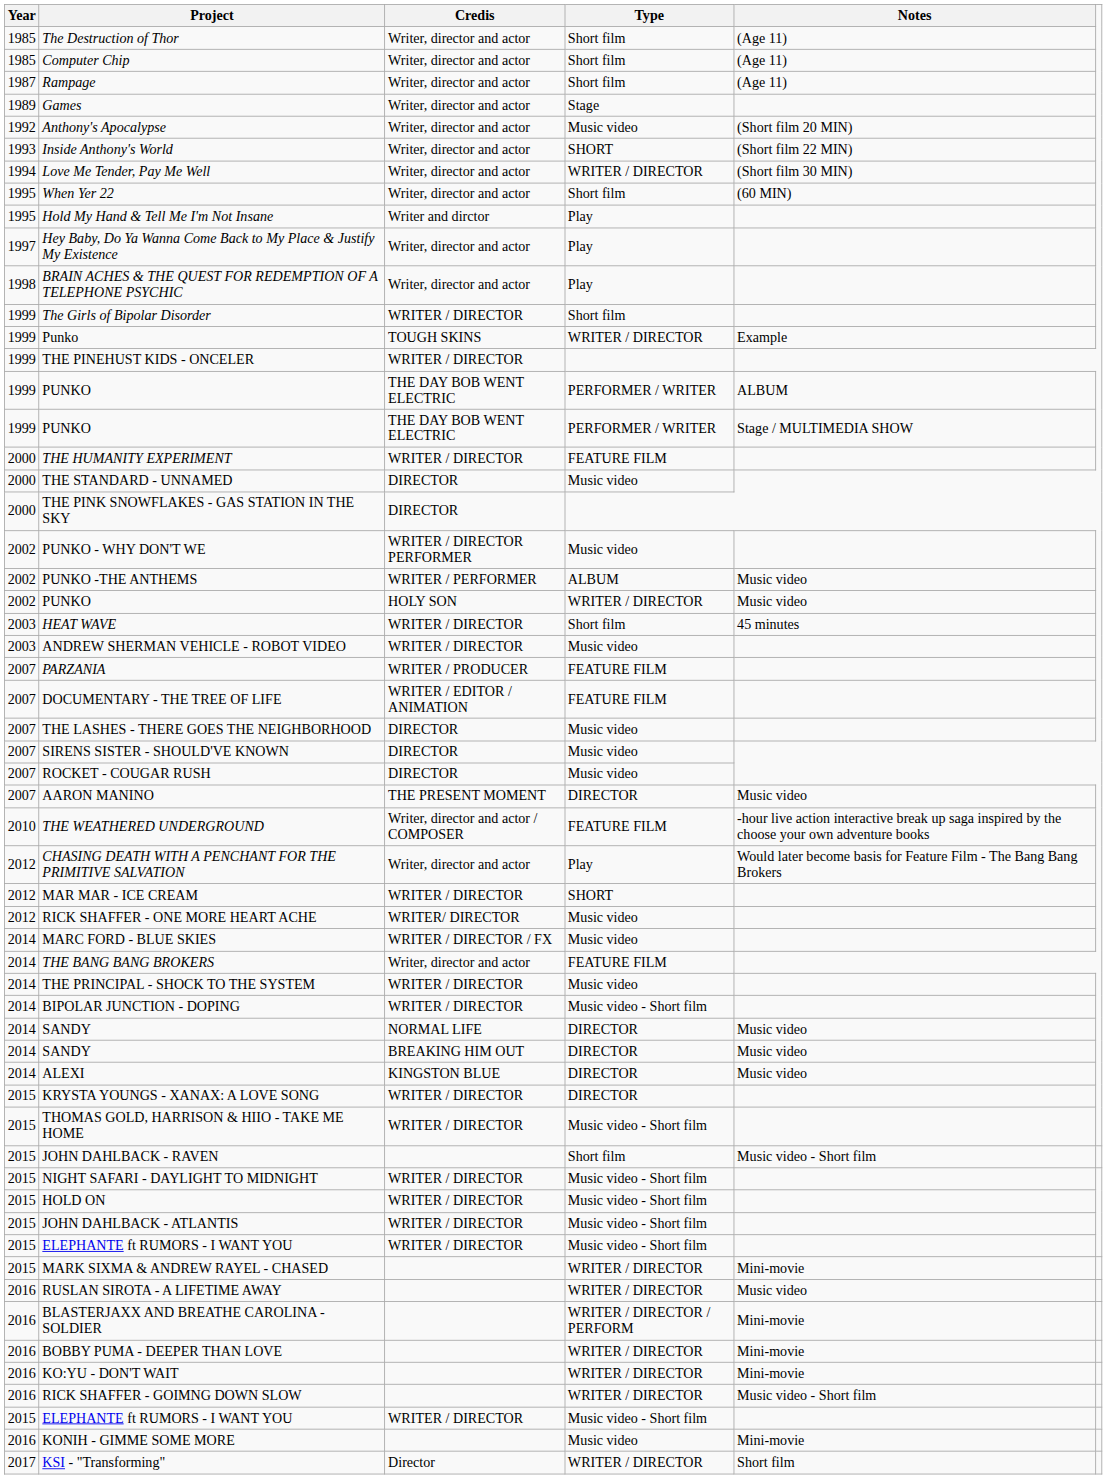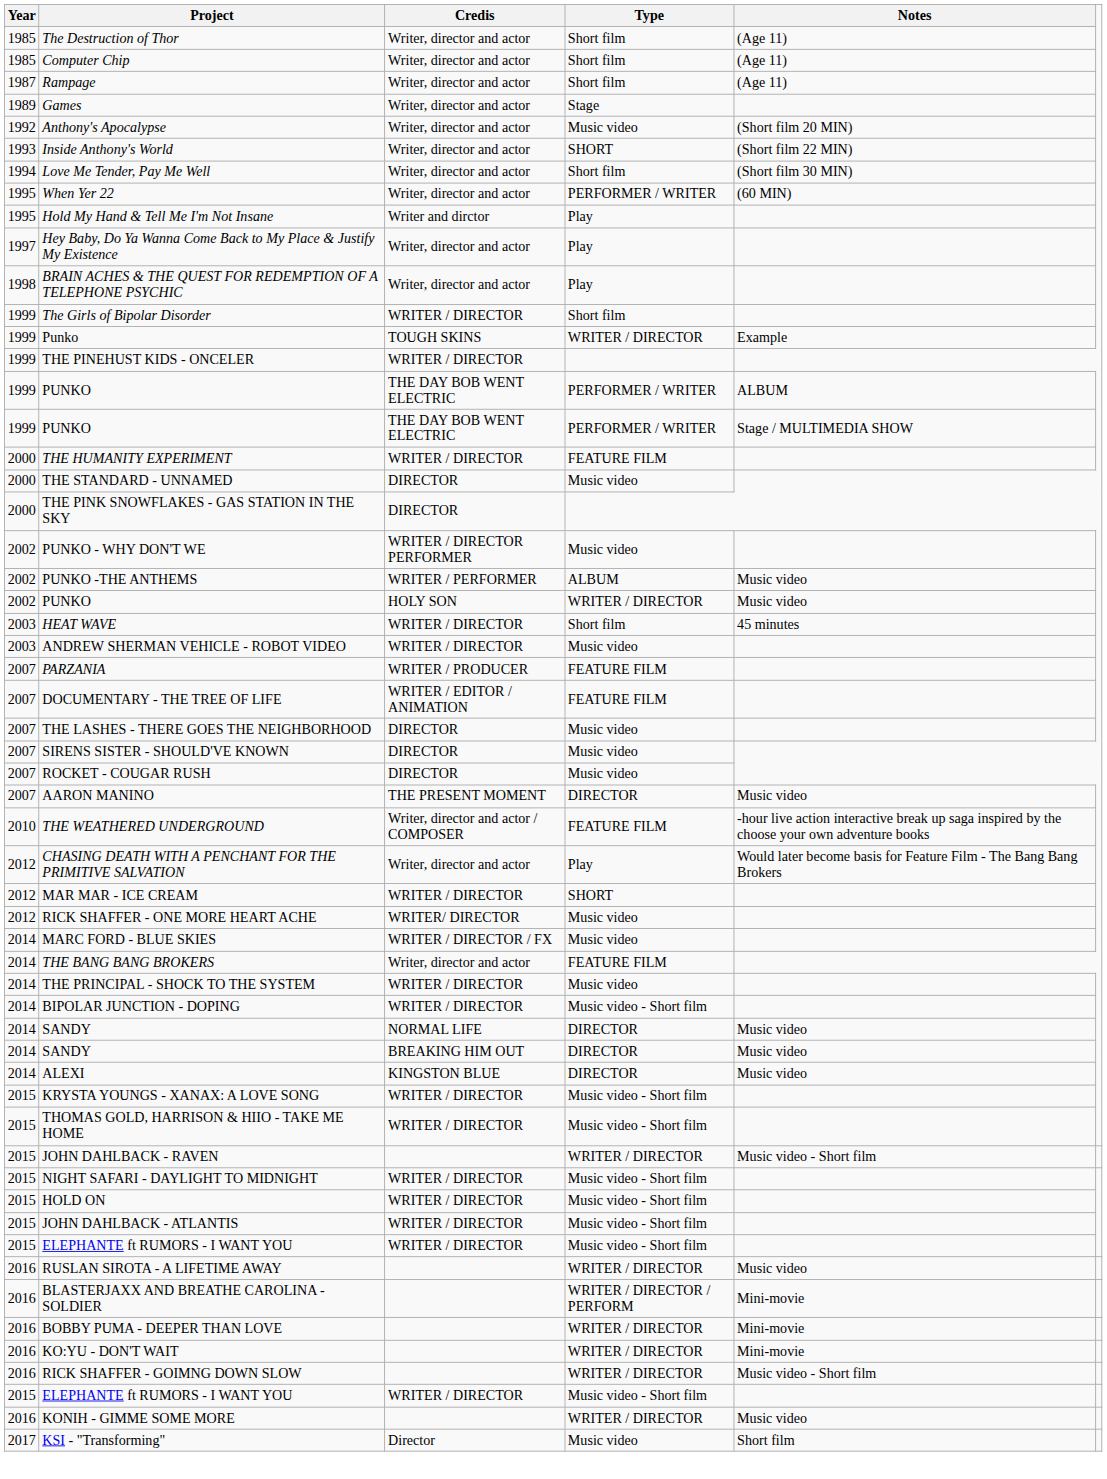(635, 171) WRITER / DIRECTOR -> (597, 171) Short film
(597, 194) Short film -> (642, 194) PERFORMER / WRITER
(603, 1096) DIRECTOR -> (637, 1096) Music video - Short film
(597, 1156) Short film -> (635, 1156) WRITER / DIRECTOR
- row: (185, 1268)
(603, 1440) Music video -> (635, 1418) WRITER / DIRECTOR
(771, 1440) Mini-movie -> (772, 1418) Music video
(635, 1462) WRITER / DIRECTOR -> (603, 1440) Music video
